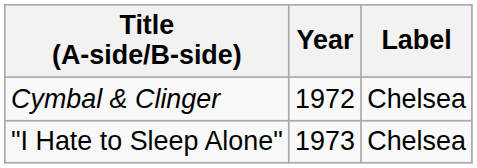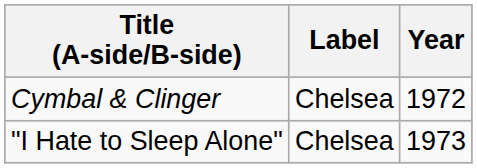columns swapped: (325, 40) <-> (417, 40)
